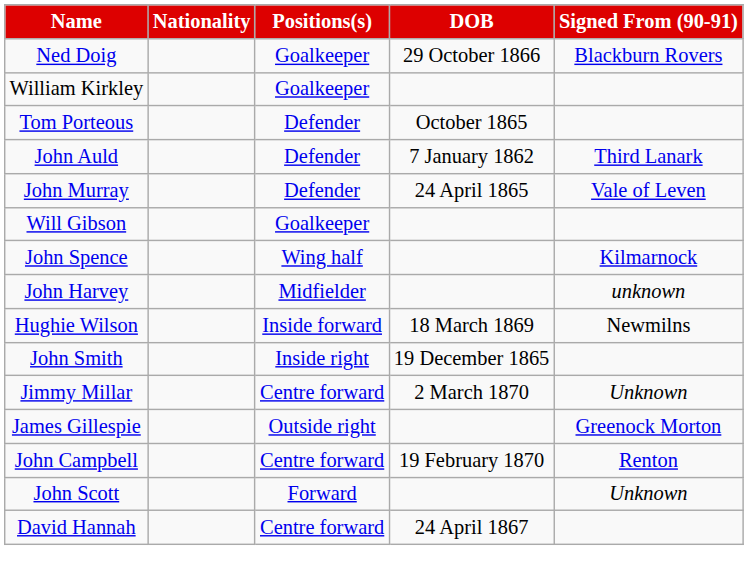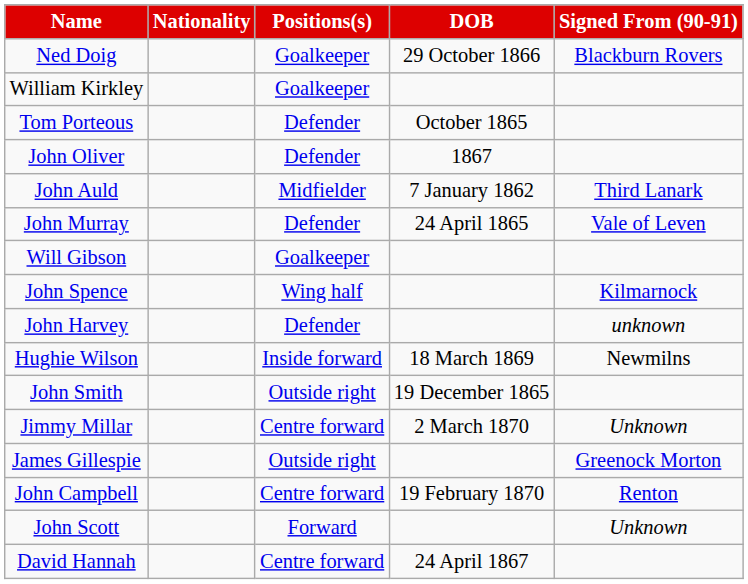+ row: (76, 156)
(322, 156) Defender -> (322, 190) Midfielder
(322, 291) Midfielder -> (322, 325) Defender
(322, 359) Inside right -> (322, 392) Outside right
